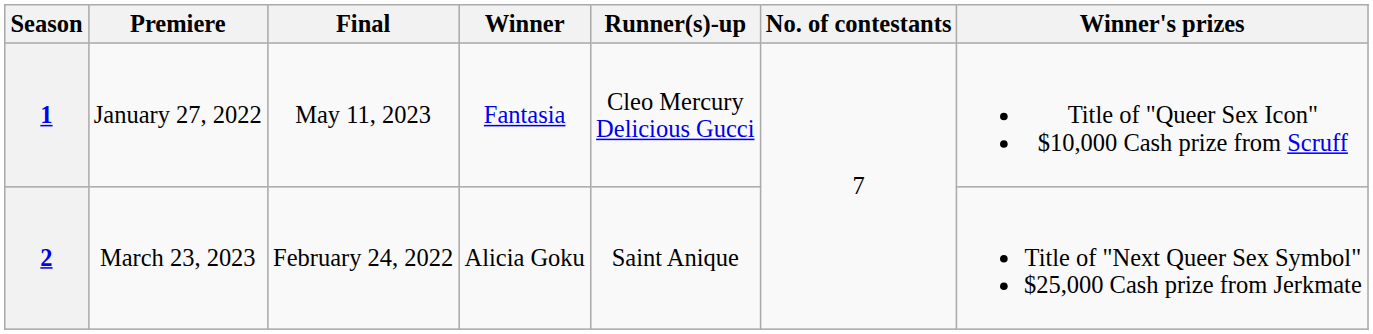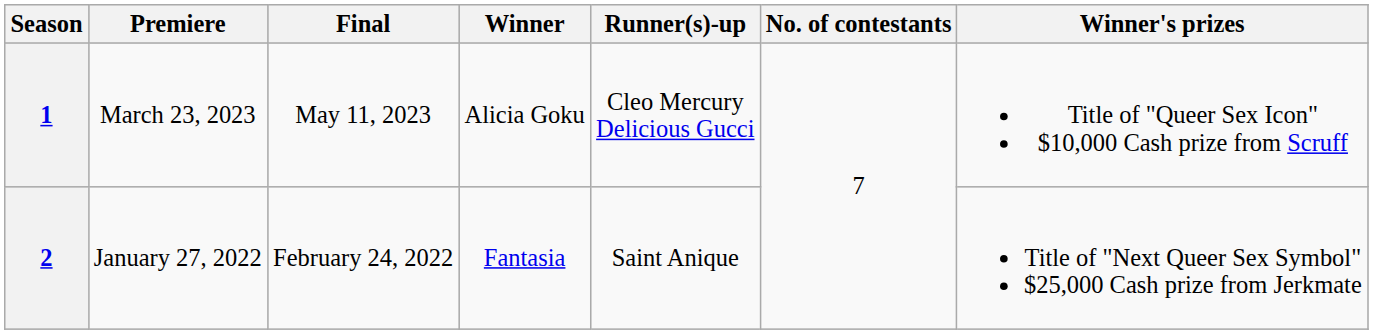(178, 114) January 27, 2022 -> (178, 114) March 23, 2023
(525, 114) Fantasia -> (525, 114) Alicia Goku
(178, 257) March 23, 2023 -> (178, 257) January 27, 2022
(525, 257) Alicia Goku -> (525, 257) Fantasia
